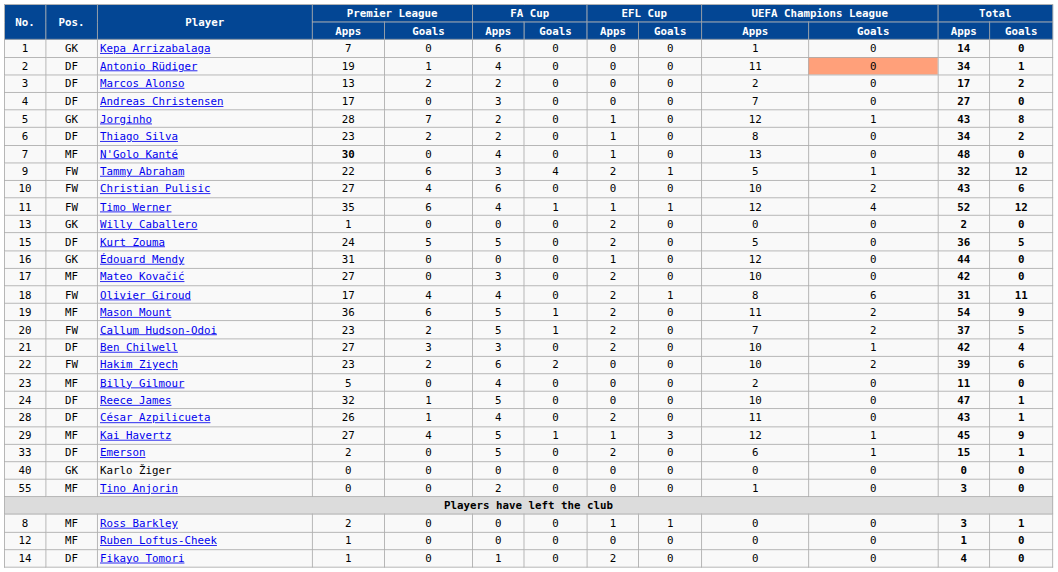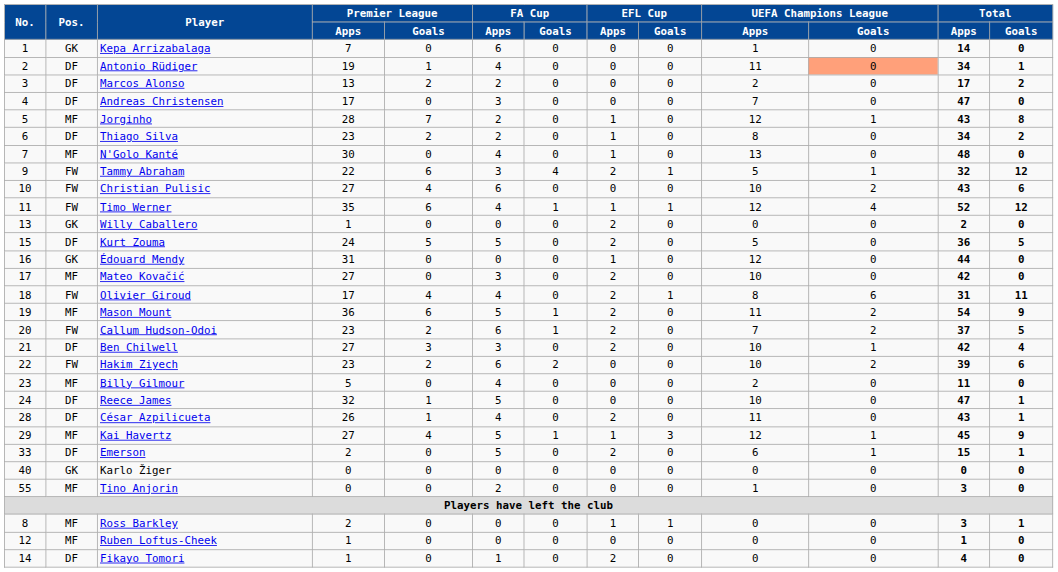(964, 101) 27 -> (964, 101) 47
(71, 119) GK -> (71, 119) MF
(348, 154) bold -> (348, 154) normal
(498, 330) 5 -> (498, 330) 6
